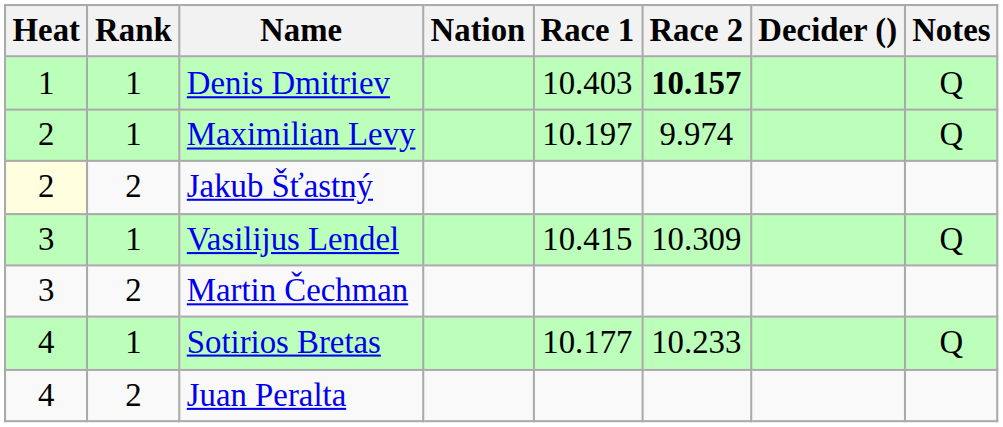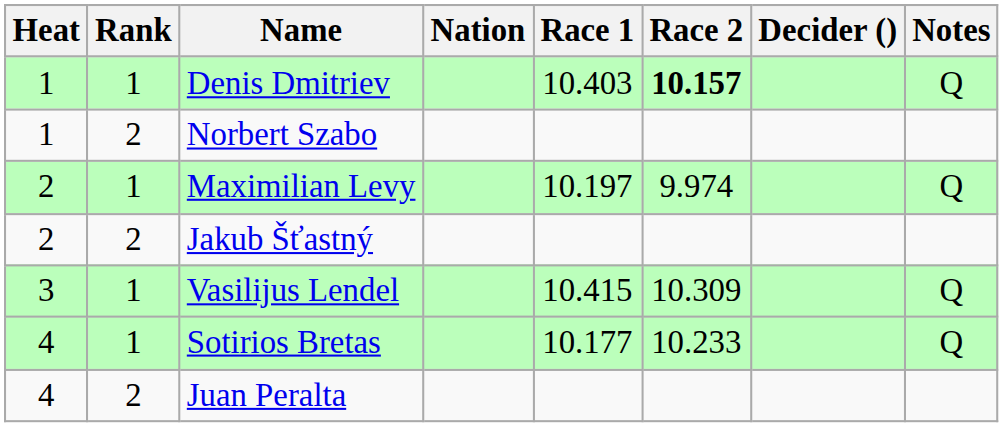+ row: (282, 134)
(46, 186) lightyellow background -> (46, 238) no background
- row: (297, 290)
